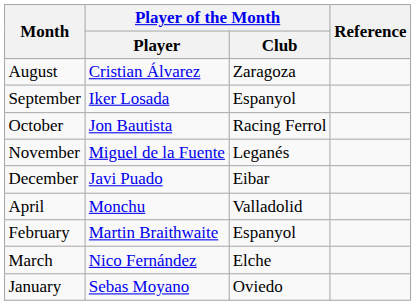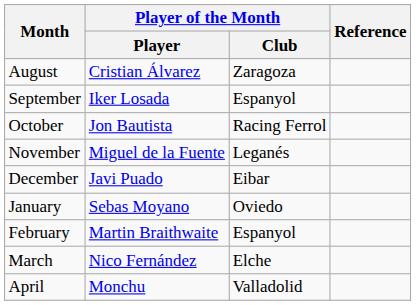rows swapped: (35, 286) <-> (26, 206)
